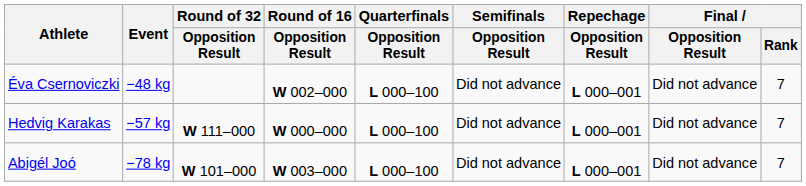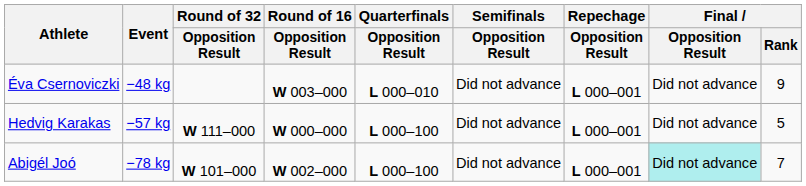(310, 92) W 002–000 -> (310, 92) W 003–000
(404, 92) L 000–100 -> (404, 92) L 000–010
(781, 84) 7 -> (781, 84) 9
(781, 123) 7 -> (781, 123) 5
(310, 171) W 003–000 -> (310, 171) W 002–000
(705, 163) no background -> (705, 163) paleturquoise background
